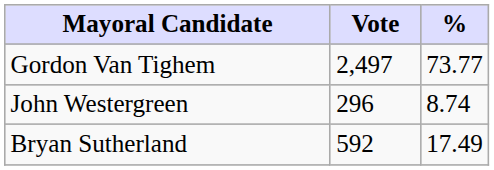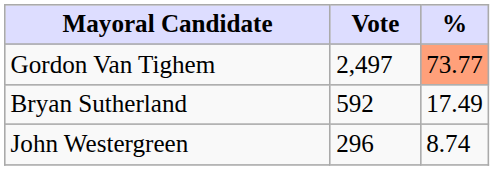(454, 64) no background -> (454, 64) lightsalmon background
rows swapped: (99, 143) <-> (99, 104)
